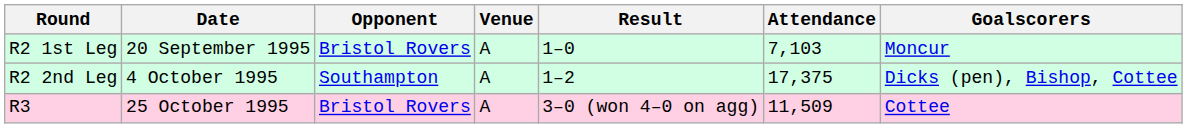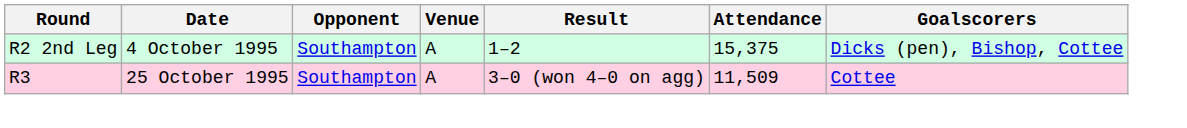- row: (63, 49)
(800, 78) 17,375 -> (746, 49) 15,375
(395, 108) Bristol Rovers -> (357, 78) Southampton
